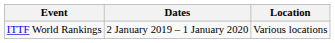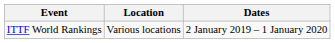columns swapped: (177, 13) <-> (290, 13)
